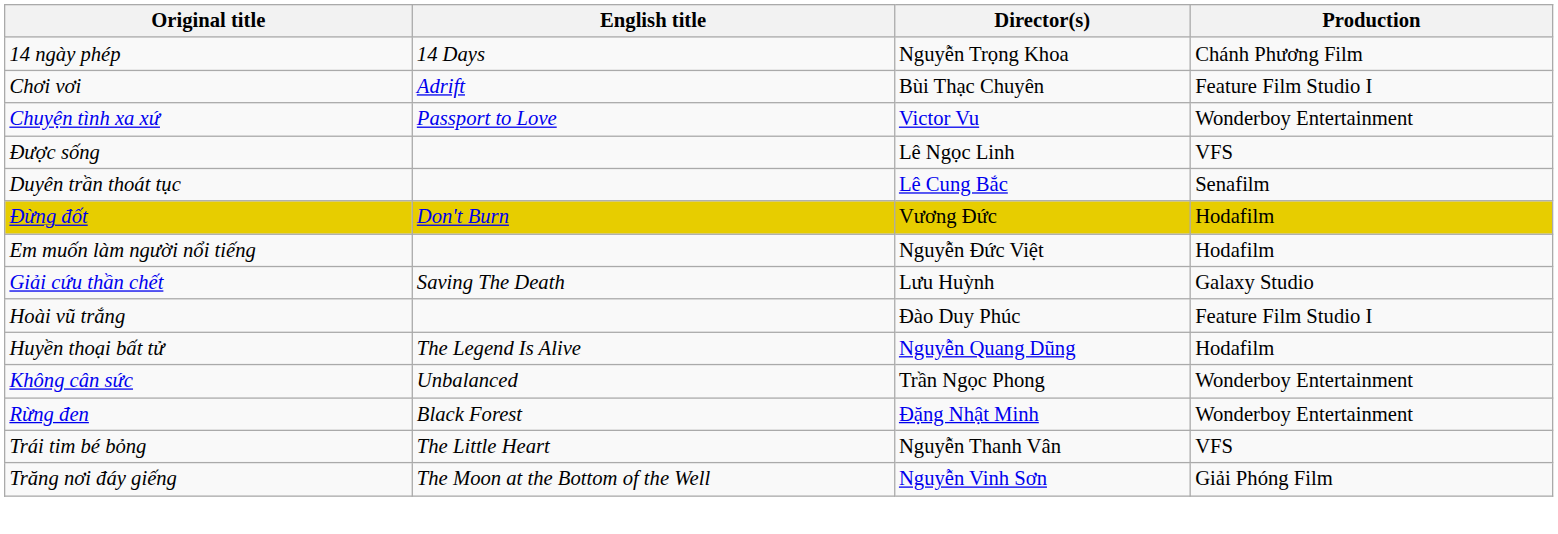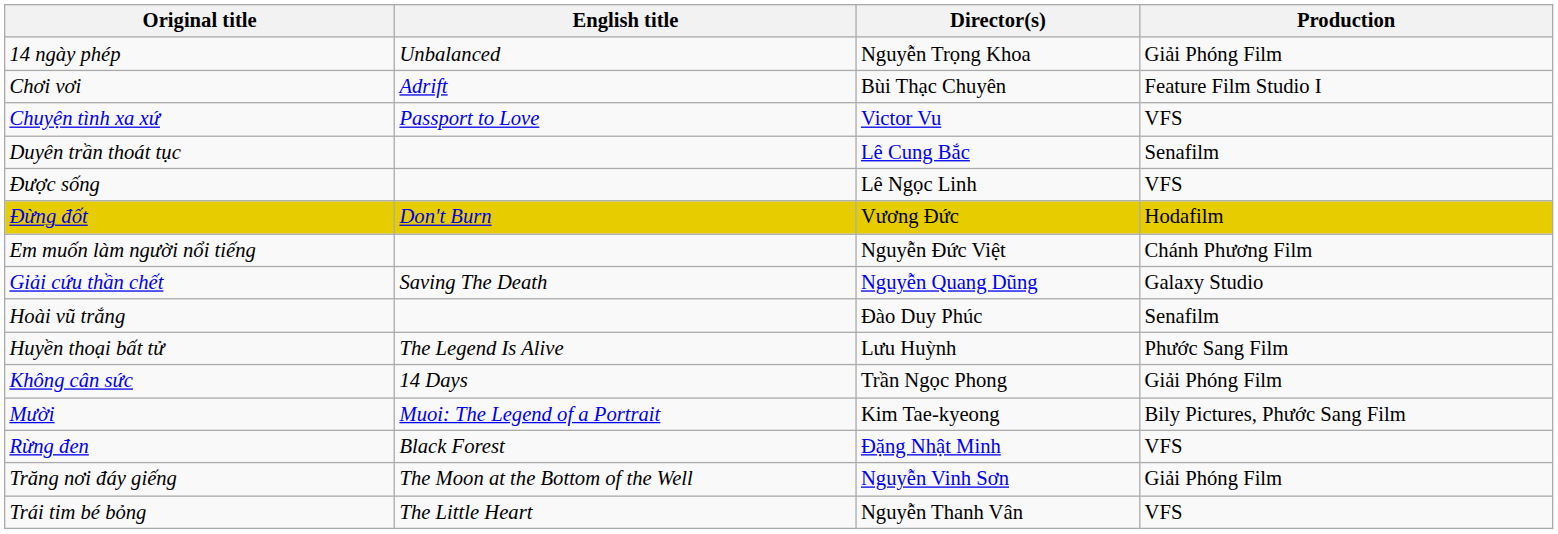(451, 53) 14 Days -> (450, 53) Unbalanced
(1279, 53) Chánh Phương Film -> (1213, 53) Giải Phóng Film
(1304, 119) Wonderboy Entertainment -> (1163, 119) VFS
rows swapped: (95, 184) <-> (55, 151)
(1235, 250) Hodafilm -> (1228, 250) Chánh Phương Film
(947, 282) Lưu Huỳnh -> (949, 282) Nguyễn Quang Dũng
(1284, 315) Feature Film Studio I -> (1182, 315) Senafilm
(987, 348) Nguyễn Quang Dũng -> (909, 348) Lưu Huỳnh
(1235, 348) Hodafilm -> (1216, 348) Phước Sang Film
(467, 380) Unbalanced -> (434, 380) 14 Days
(1304, 380) Wonderboy Entertainment -> (1213, 380) Giải Phóng Film
+ row: (32, 413)
(1304, 413) Wonderboy Entertainment -> (1163, 446) VFS
rows swapped: (78, 446) <-> (93, 479)
